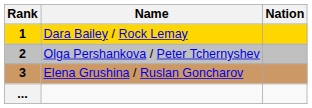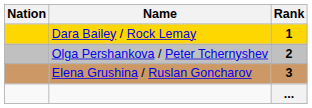columns swapped: (23, 14) <-> (285, 14)
